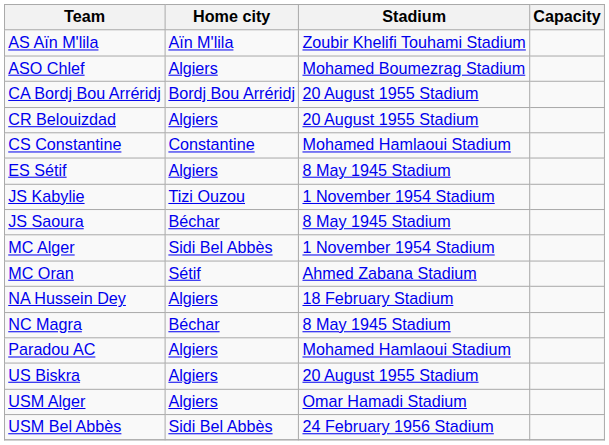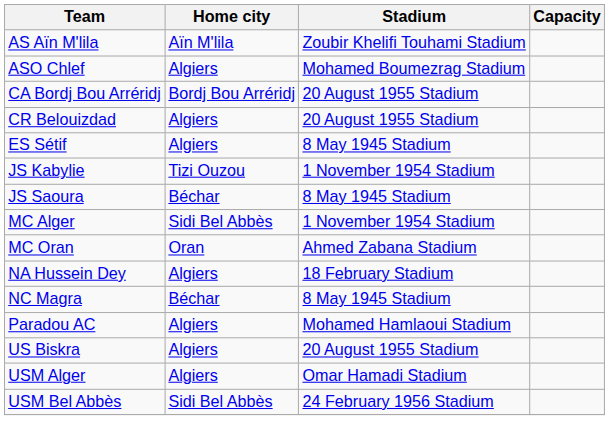- row: (65, 145)
(185, 273) Sétif -> (186, 247) Oran
